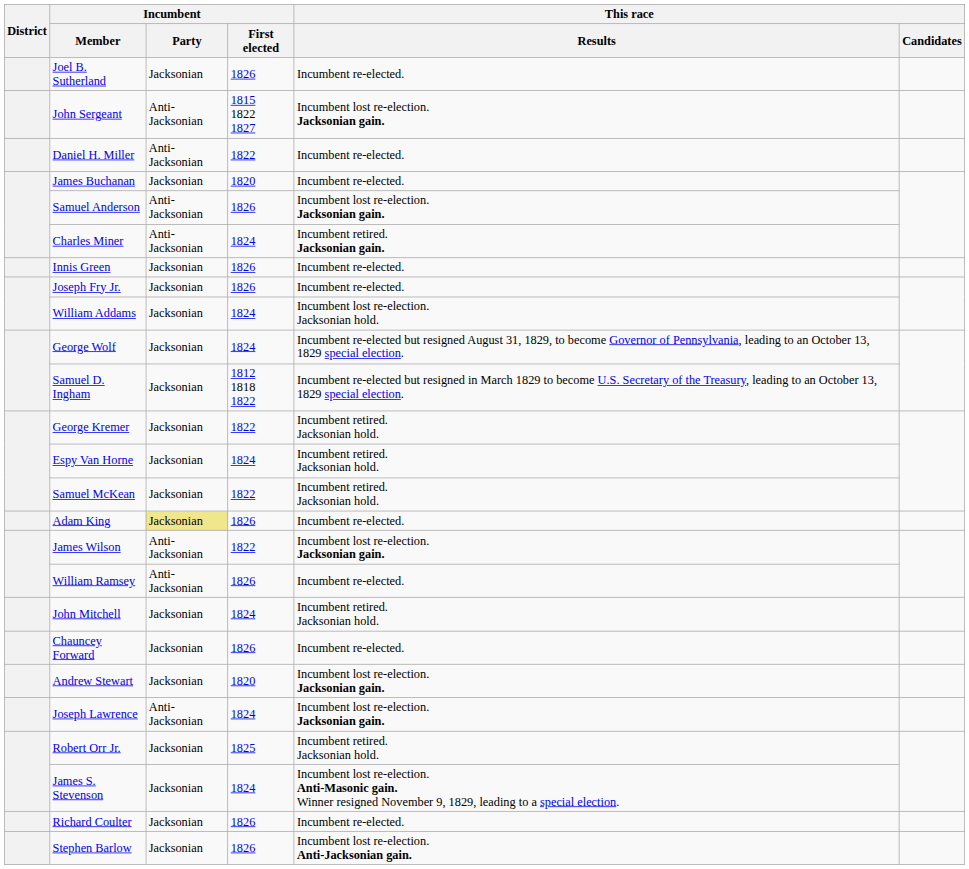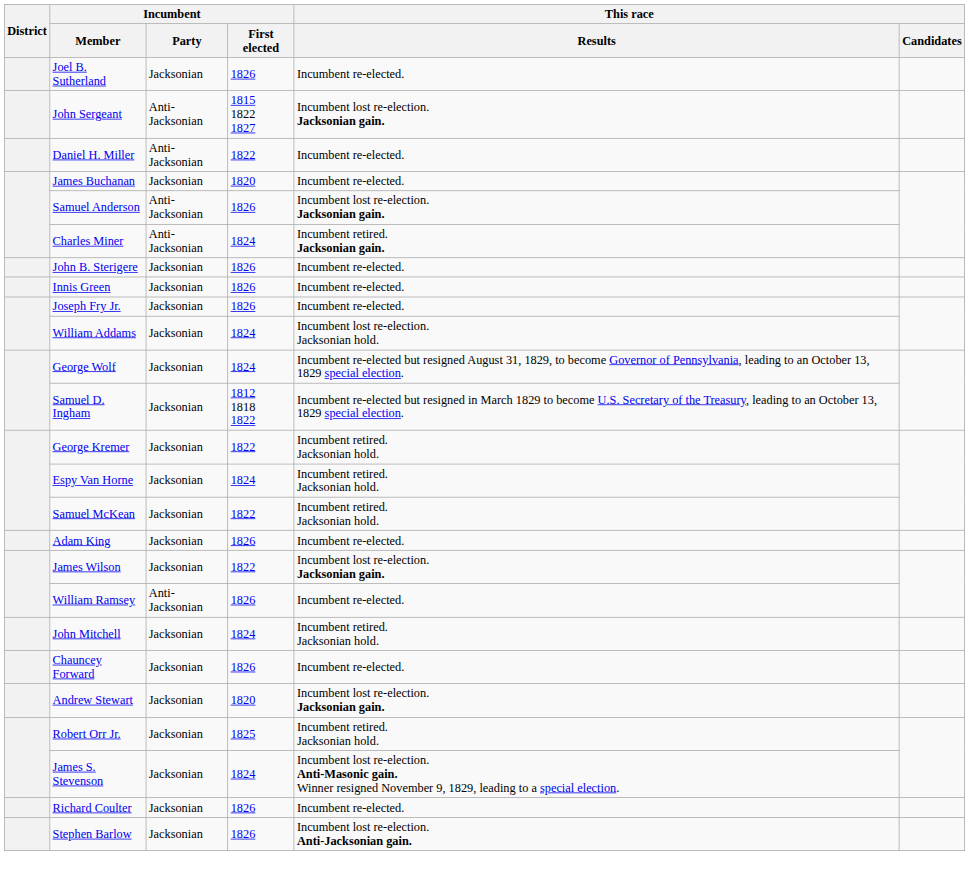+ row: (95, 267)
(176, 520) khaki background -> (176, 540) no background
(176, 547) Anti-Jacksonian -> (176, 566) Jacksonian
- row: (95, 714)
